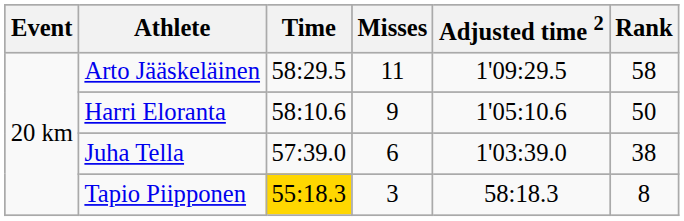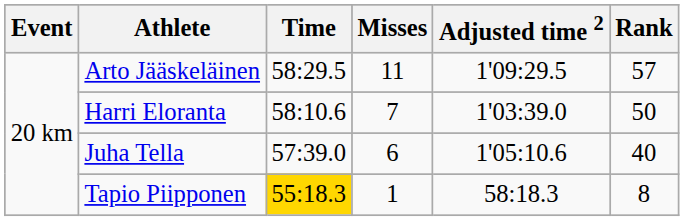(644, 72) 58 -> (644, 72) 57
(392, 112) 9 -> (392, 112) 7
(521, 112) 1'05:10.6 -> (521, 112) 1'03:39.0
(521, 153) 1'03:39.0 -> (521, 153) 1'05:10.6
(644, 153) 38 -> (644, 153) 40
(392, 194) 3 -> (392, 194) 1
